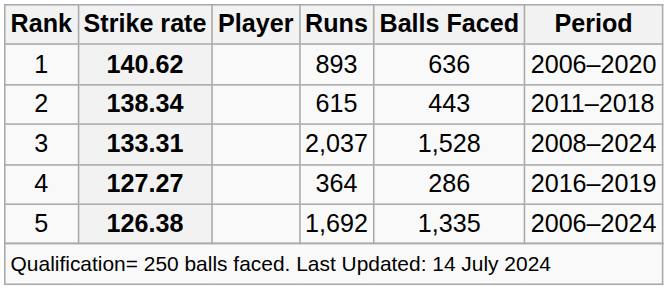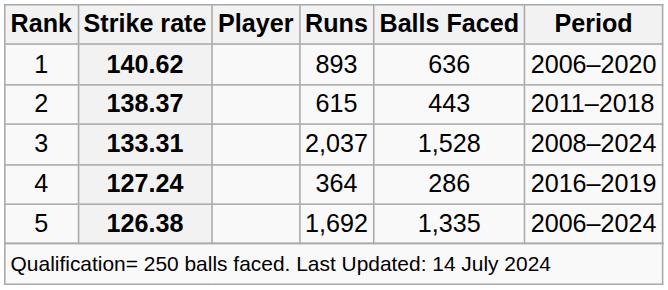(145, 104) 138.34 -> (145, 104) 138.37
(145, 183) 127.27 -> (145, 183) 127.24
